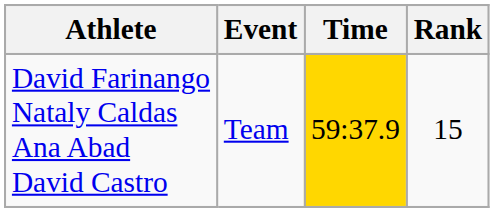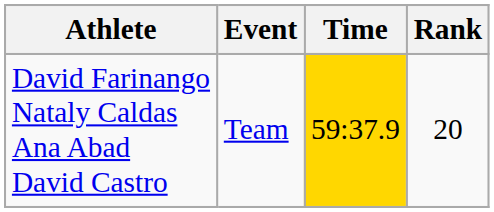(448, 129) 15 -> (448, 129) 20
